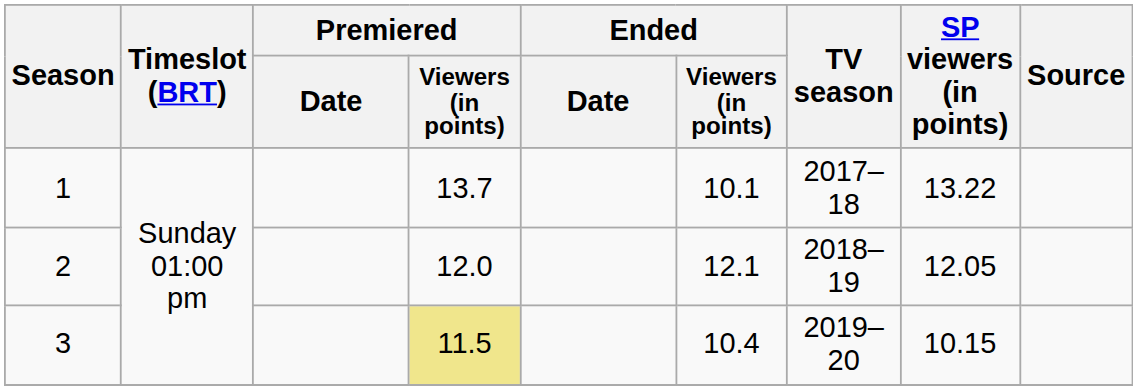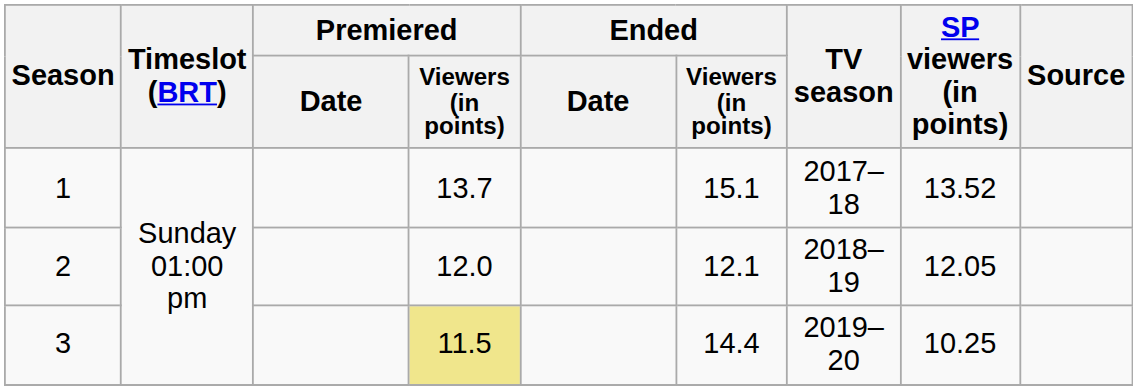(732, 187) 10.1 -> (732, 187) 15.1
(960, 187) 13.22 -> (960, 187) 13.52
(732, 344) 10.4 -> (732, 344) 14.4
(960, 344) 10.15 -> (960, 344) 10.25
